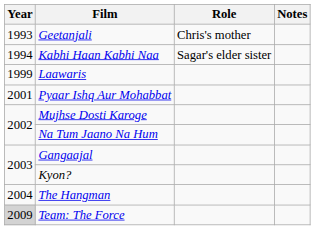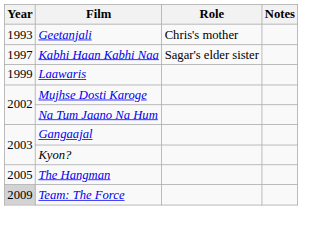(20, 54) 1994 -> (20, 54) 1997
- row: (105, 94)
(20, 194) 2004 -> (20, 174) 2005
